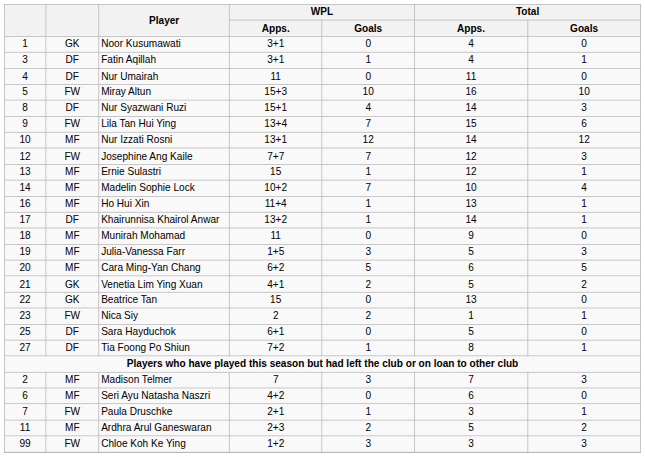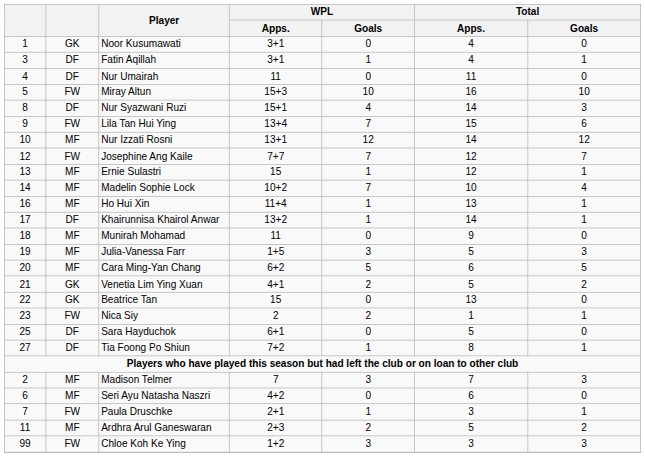(584, 156) 3 -> (584, 156) 7
